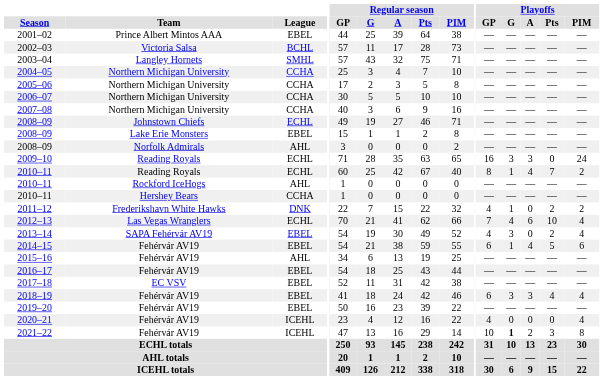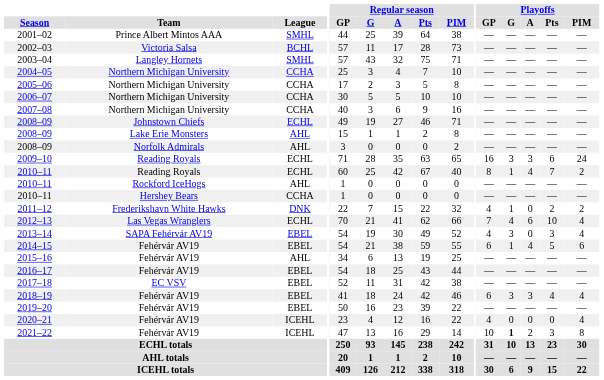(300, 35) EBEL -> (300, 35) SMHL
(300, 134) EBEL -> (300, 134) AHL
(552, 159) 0 -> (552, 159) 6
(552, 233) 2 -> (552, 233) 3
